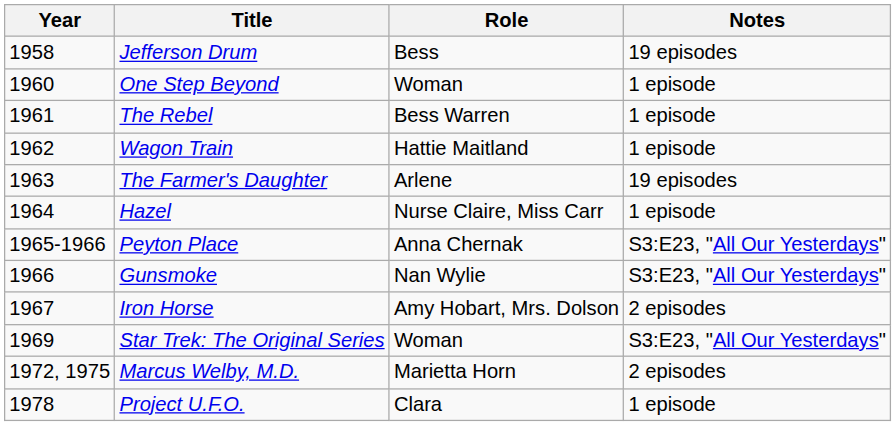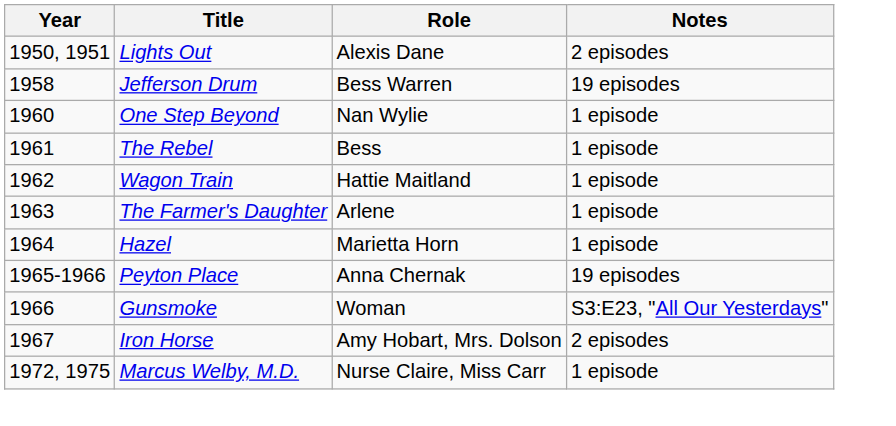+ row: (165, 52)
(416, 52) Bess -> (394, 84) Bess Warren
(428, 84) Woman -> (382, 116) Nan Wylie
(452, 116) Bess Warren -> (359, 148) Bess
(683, 180) 19 episodes -> (615, 212) 1 episode
(499, 212) Nurse Claire, Miss Carr -> (398, 244) Marietta Horn
(757, 244) S3:E23, "All Our Yesterdays" -> (625, 276) 19 episodes
(440, 276) Nan Wylie -> (371, 308) Woman
- row: (252, 340)
(455, 372) Marietta Horn -> (441, 372) Nurse Claire, Miss Carr
(677, 372) 2 episodes -> (615, 372) 1 episode
- row: (182, 404)
